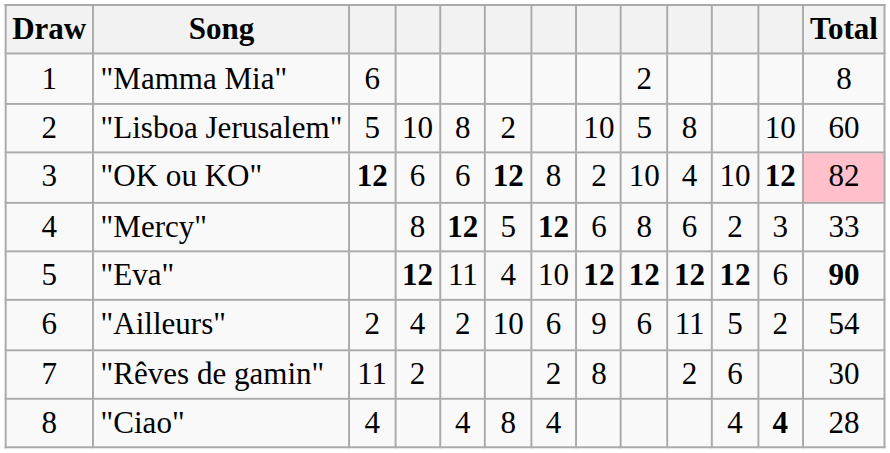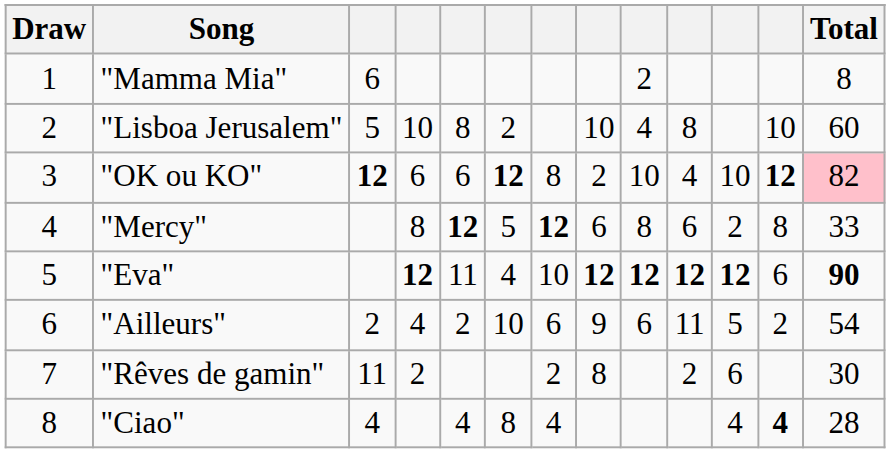(644, 127) 5 -> (644, 127) 4
(780, 226) 3 -> (780, 226) 8
